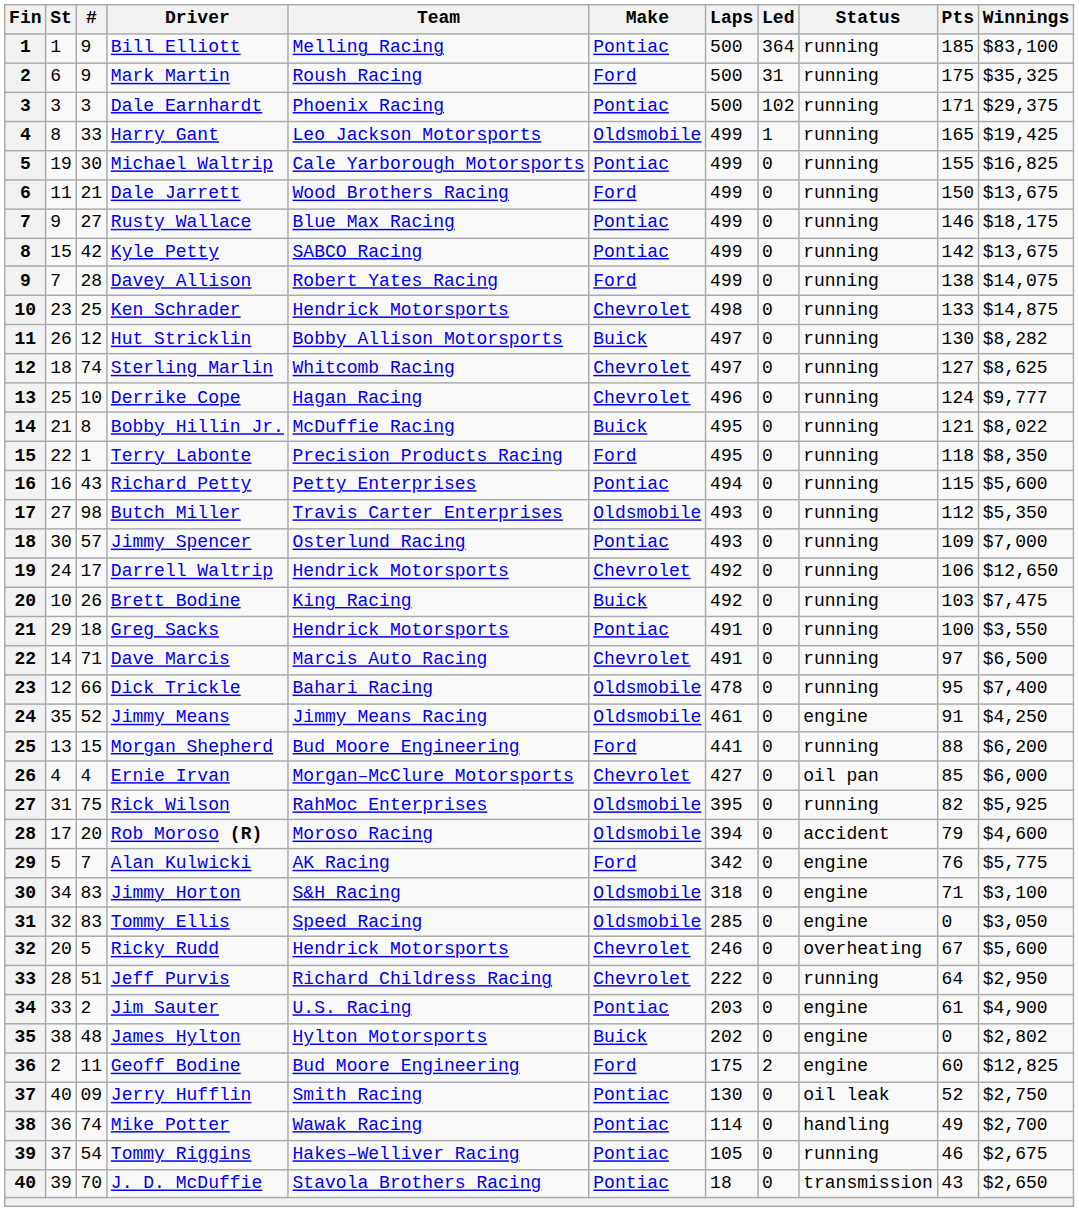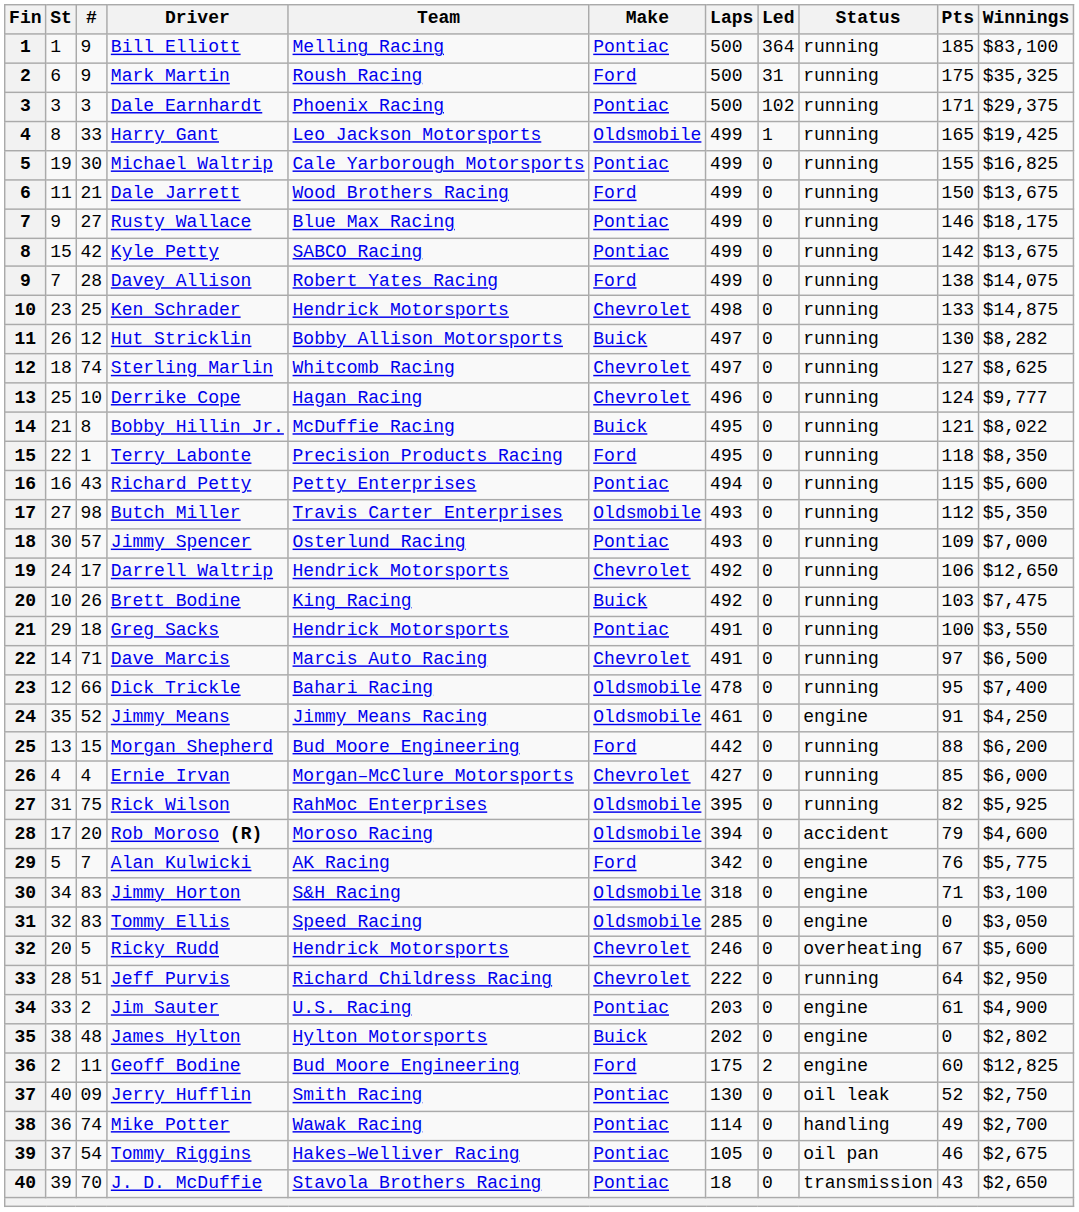(726, 747) 441 -> (726, 747) 442
(841, 776) oil pan -> (841, 776) running
(841, 1155) running -> (841, 1155) oil pan
